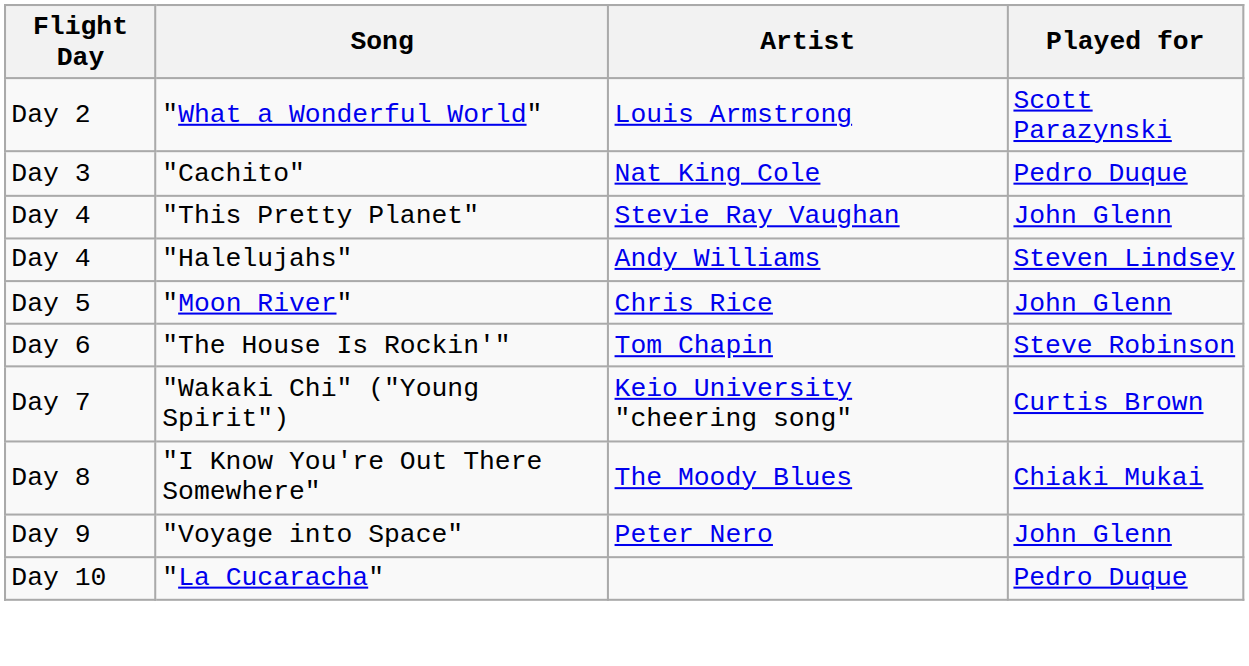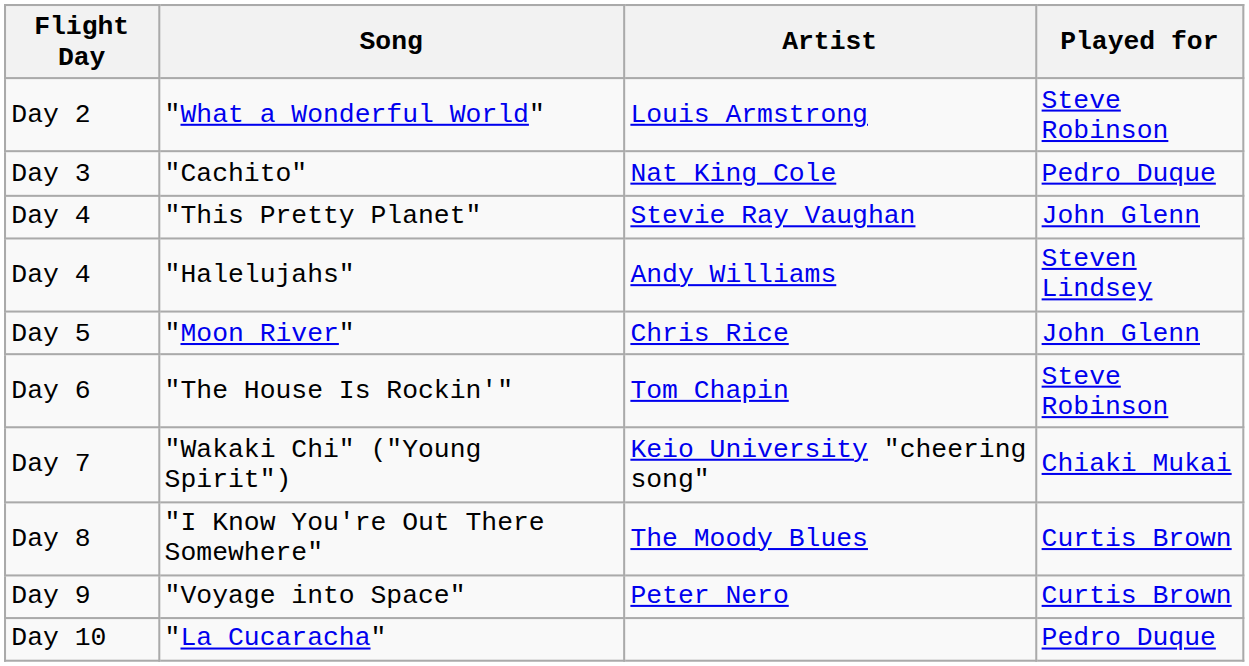(1093, 115) Scott Parazynski -> (1105, 115) Steve Robinson
(1108, 404) Curtis Brown -> (1137, 465) Chiaki Mukai
(1108, 477) Chiaki Mukai -> (1137, 538) Curtis Brown
(1093, 535) John Glenn -> (1137, 596) Curtis Brown
